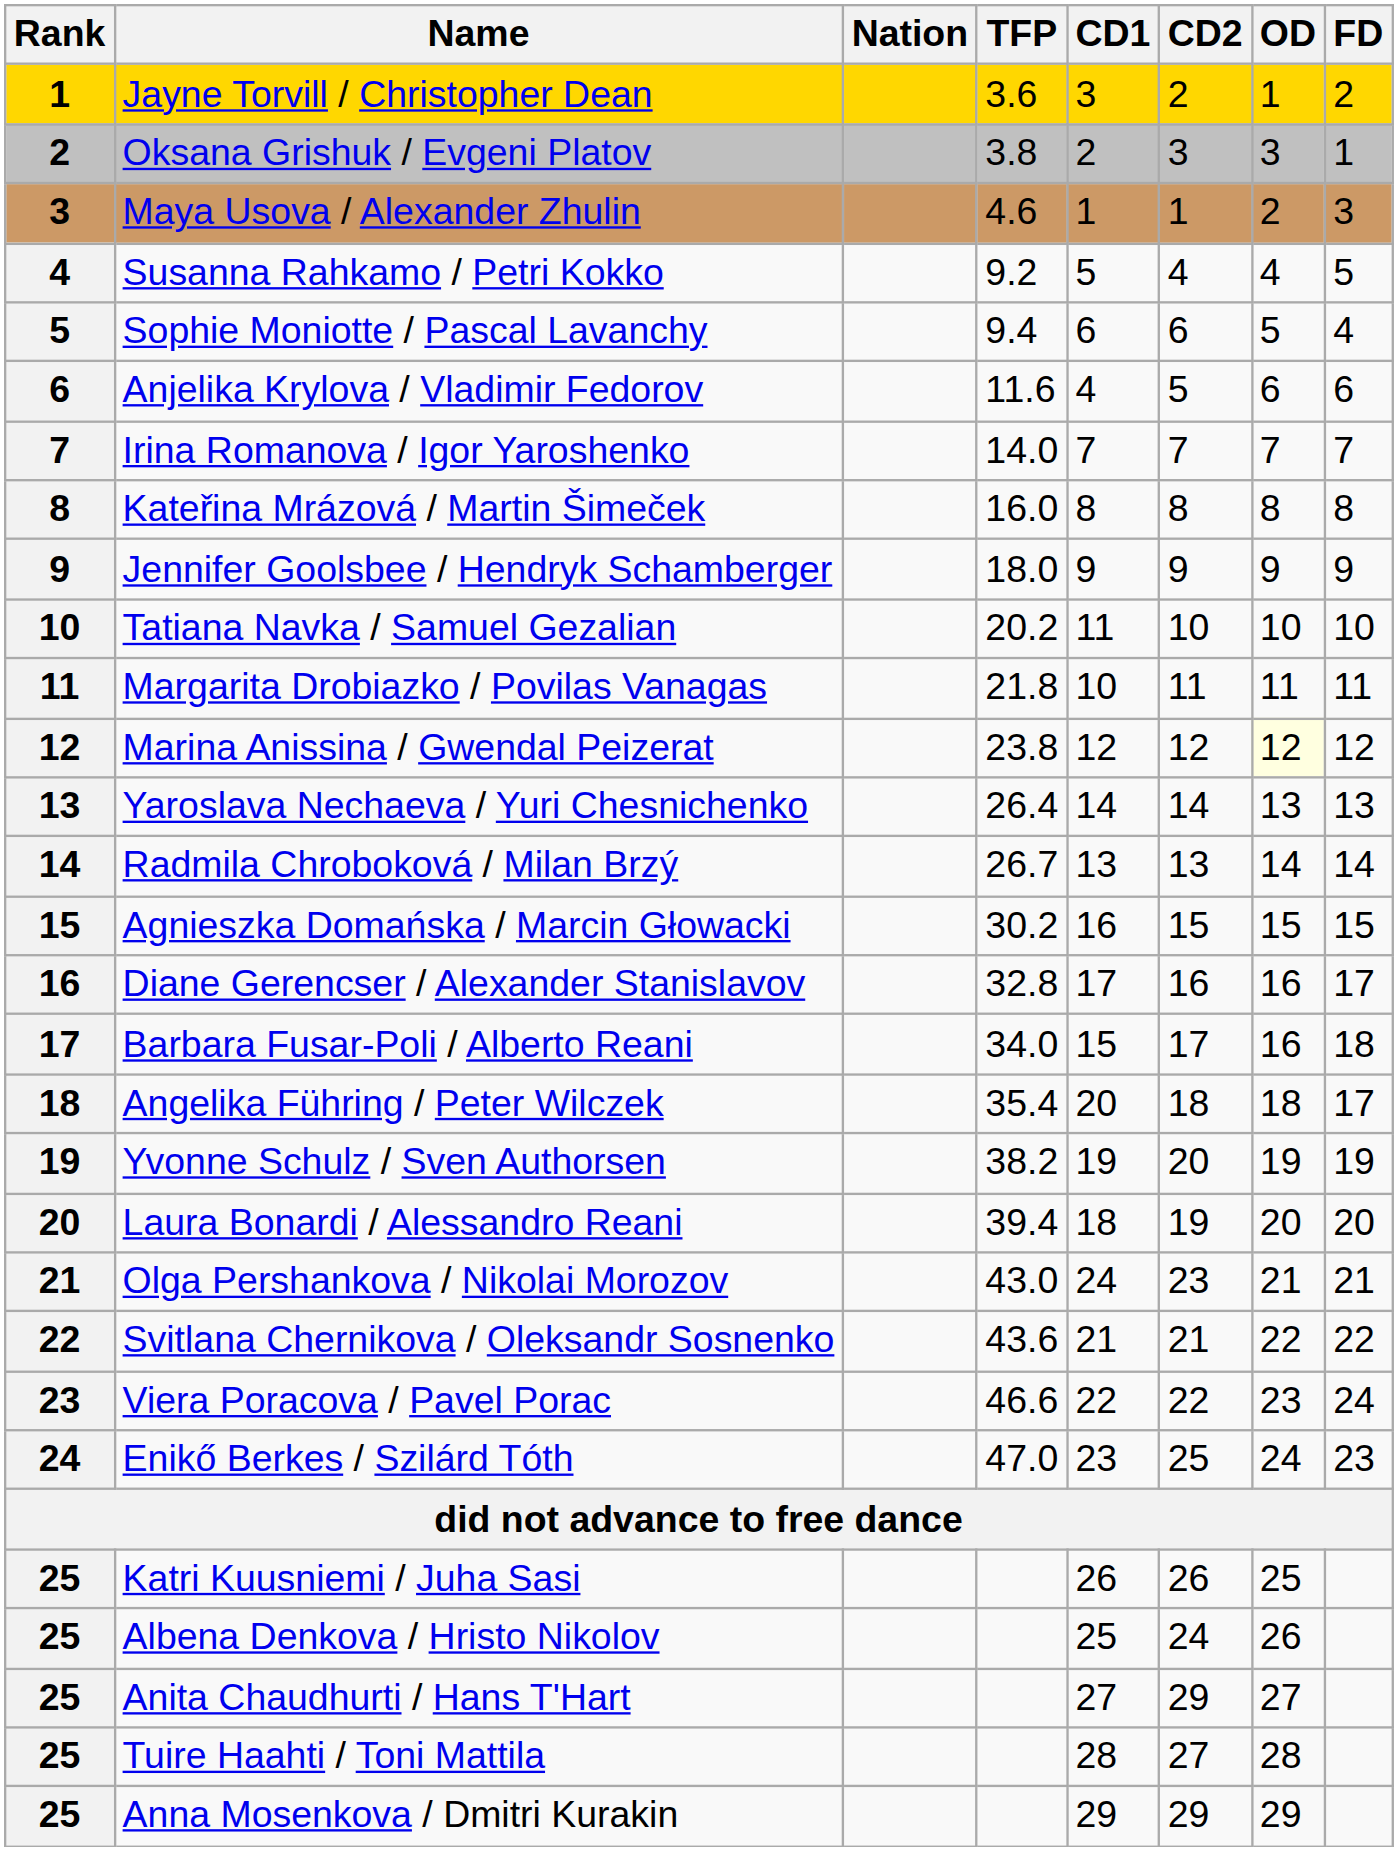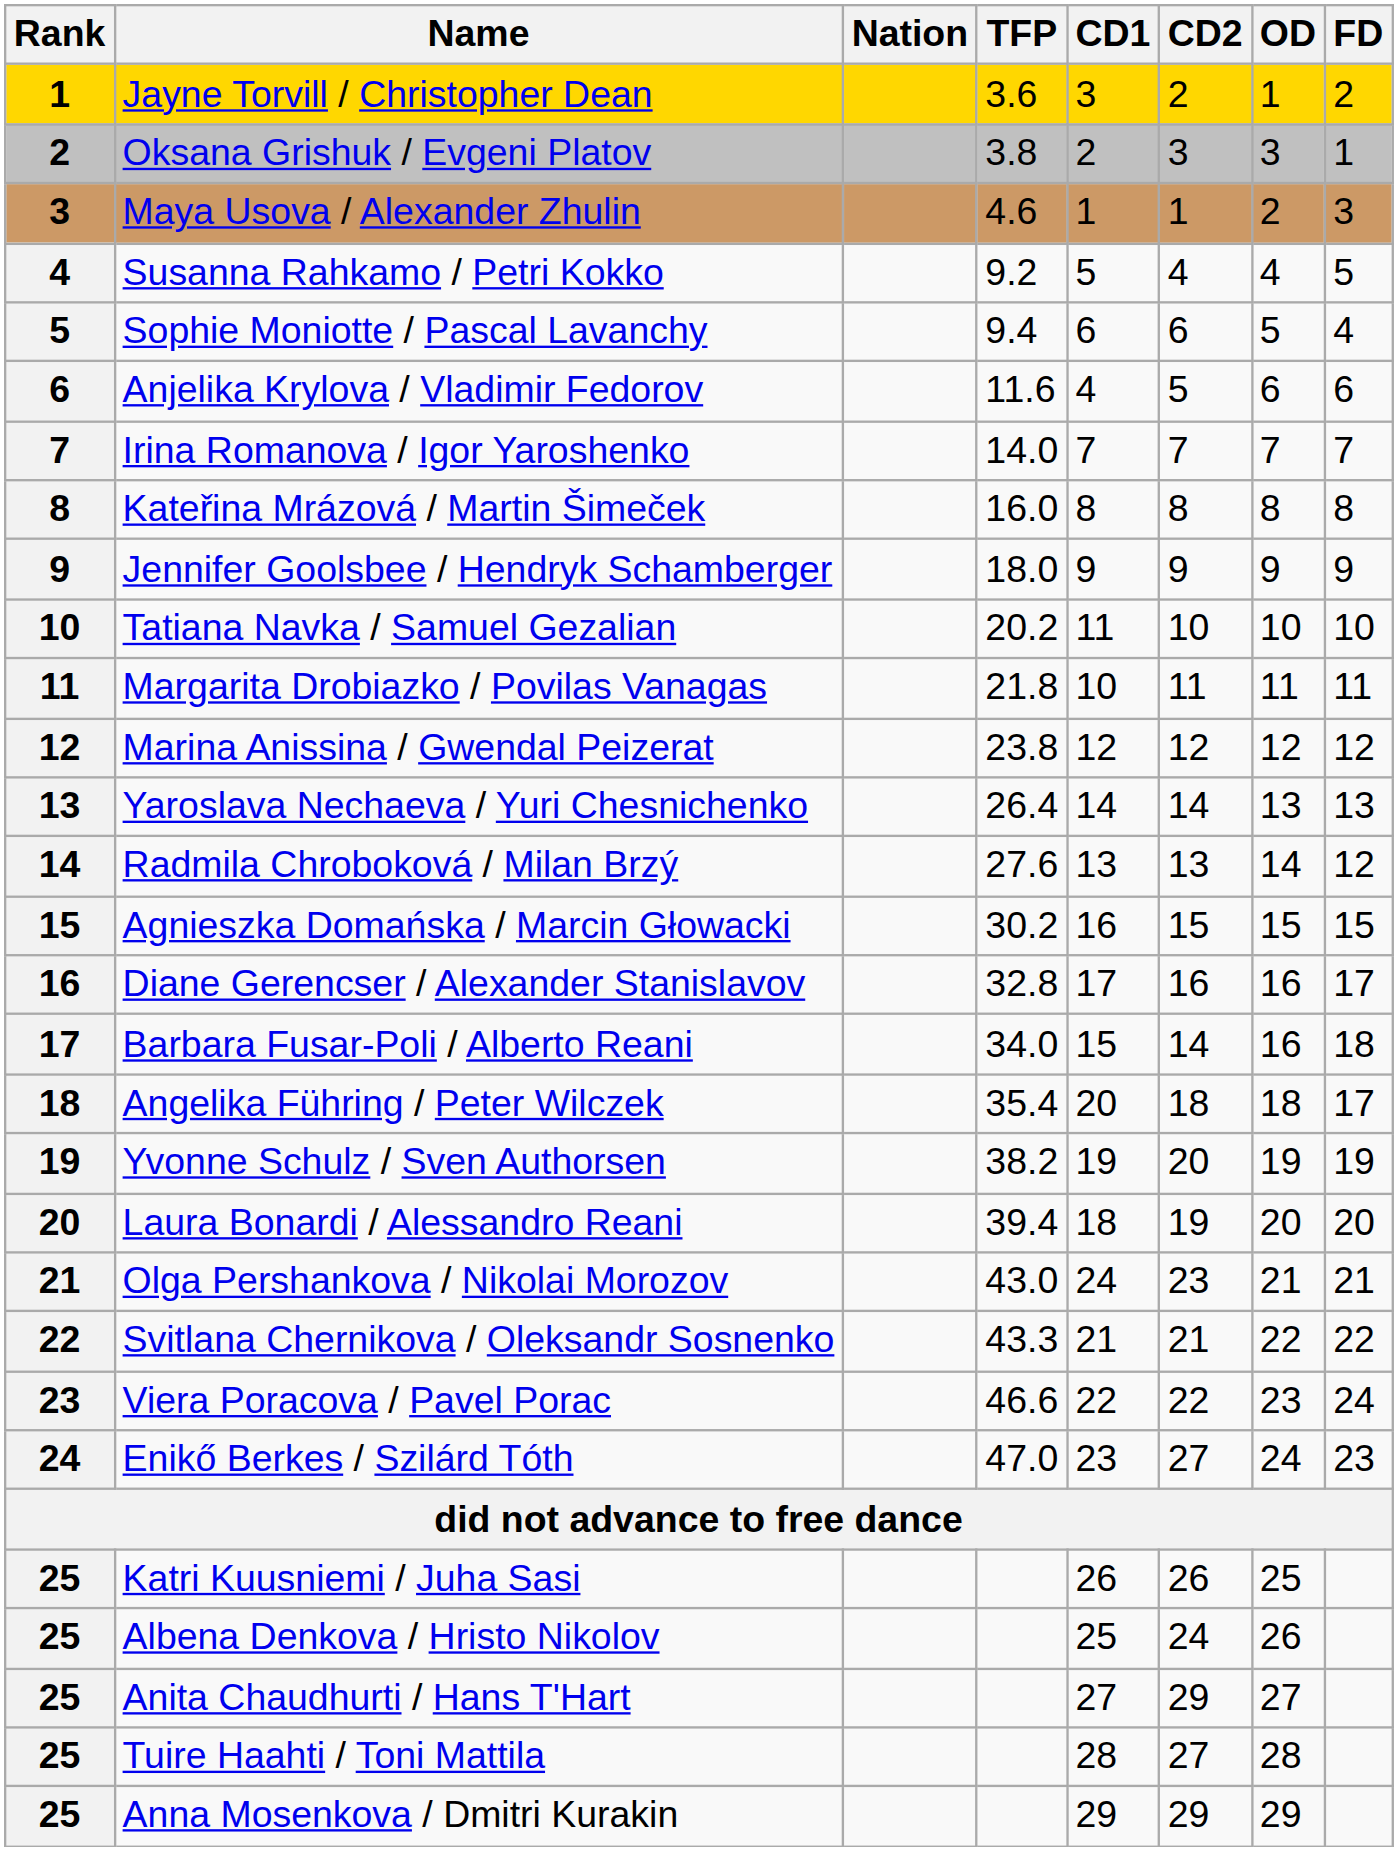(1281, 746) lightyellow background -> (1281, 746) no background
(1022, 865) 26.7 -> (1022, 865) 27.6
(1354, 865) 14 -> (1354, 865) 12
(1188, 1043) 17 -> (1188, 1043) 14
(1022, 1340) 43.6 -> (1022, 1340) 43.3
(1188, 1459) 25 -> (1188, 1459) 27
